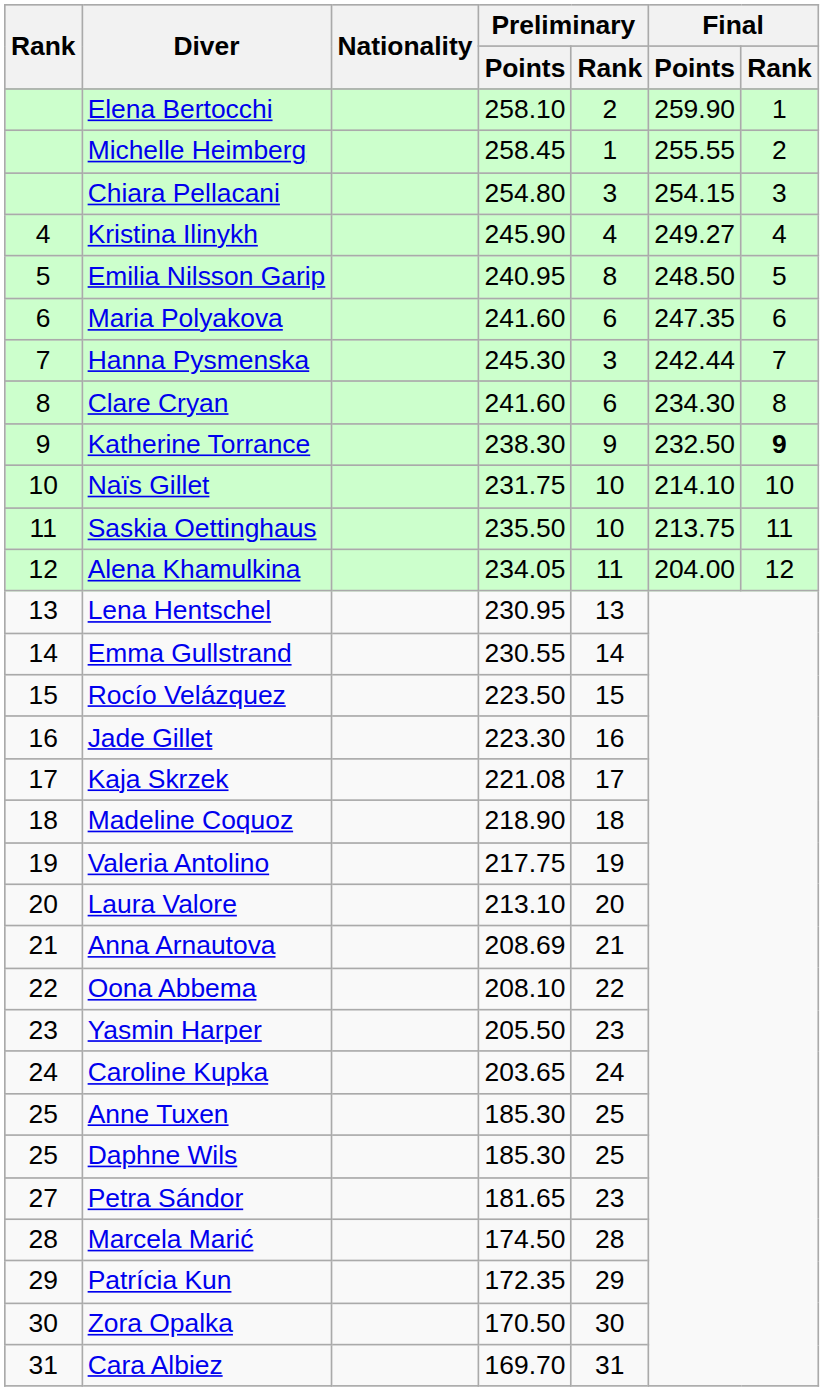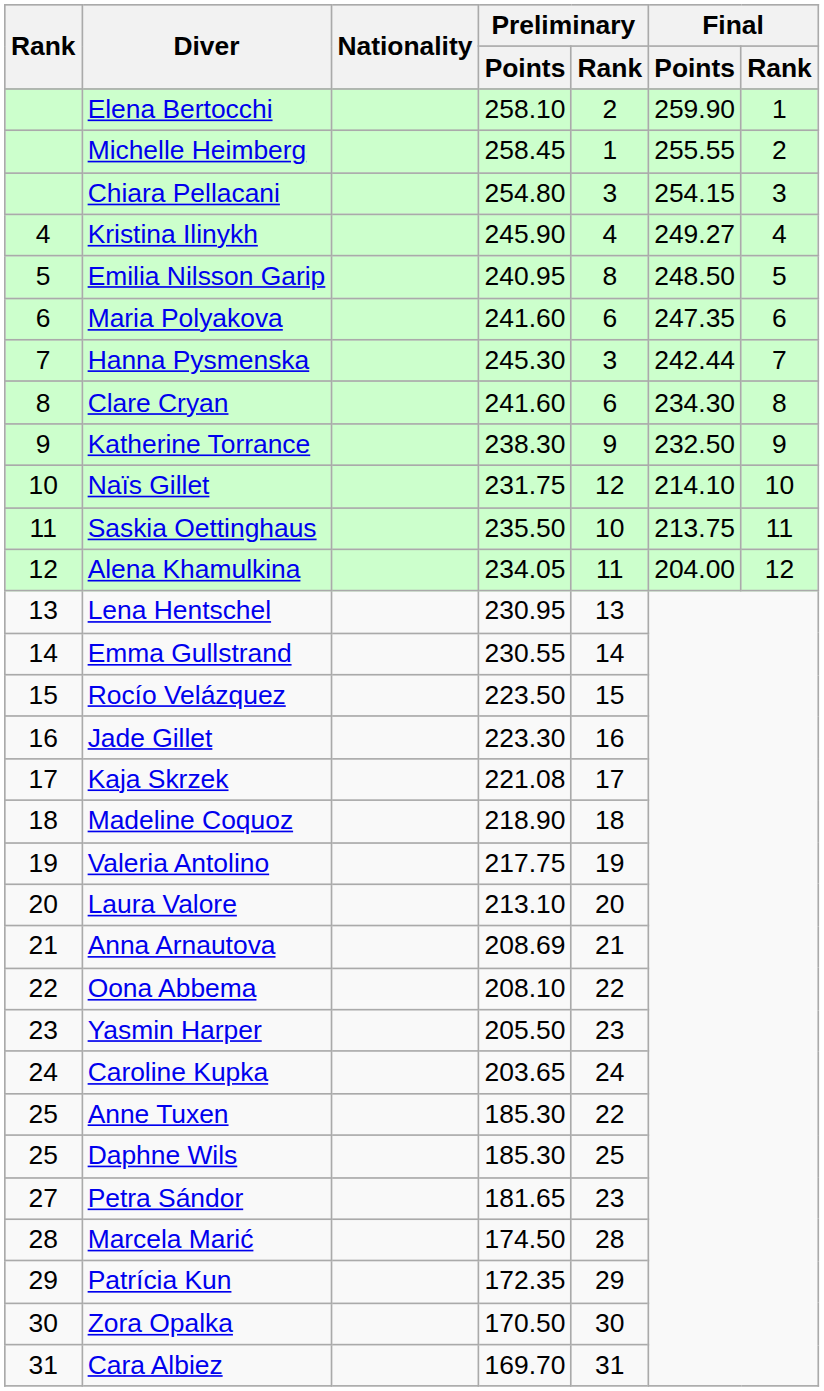(779, 444) bold -> (779, 444) normal
(610, 485) 10 -> (610, 485) 12
(610, 1114) 25 -> (610, 1114) 22
